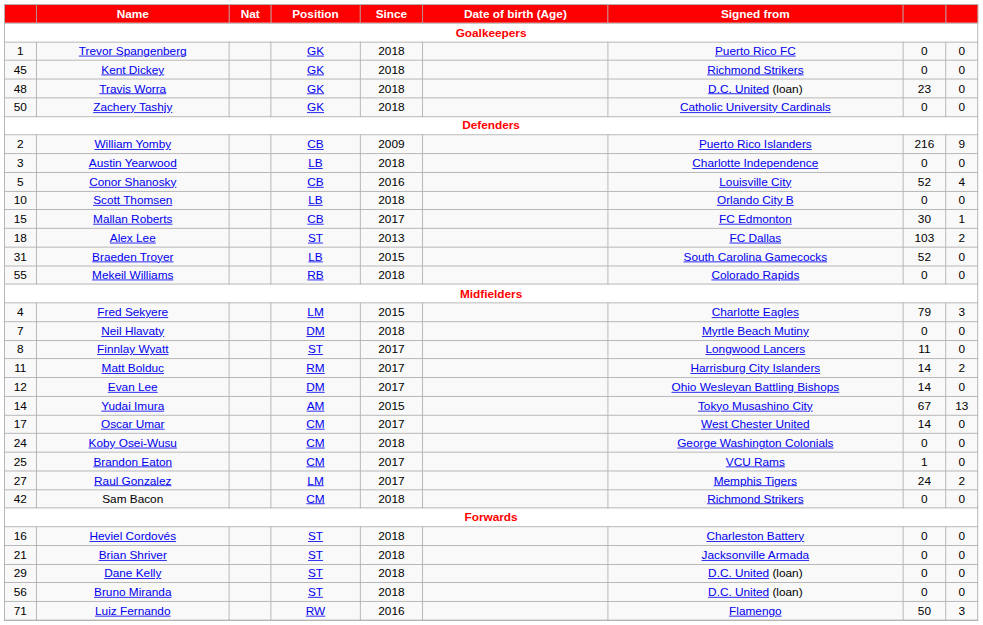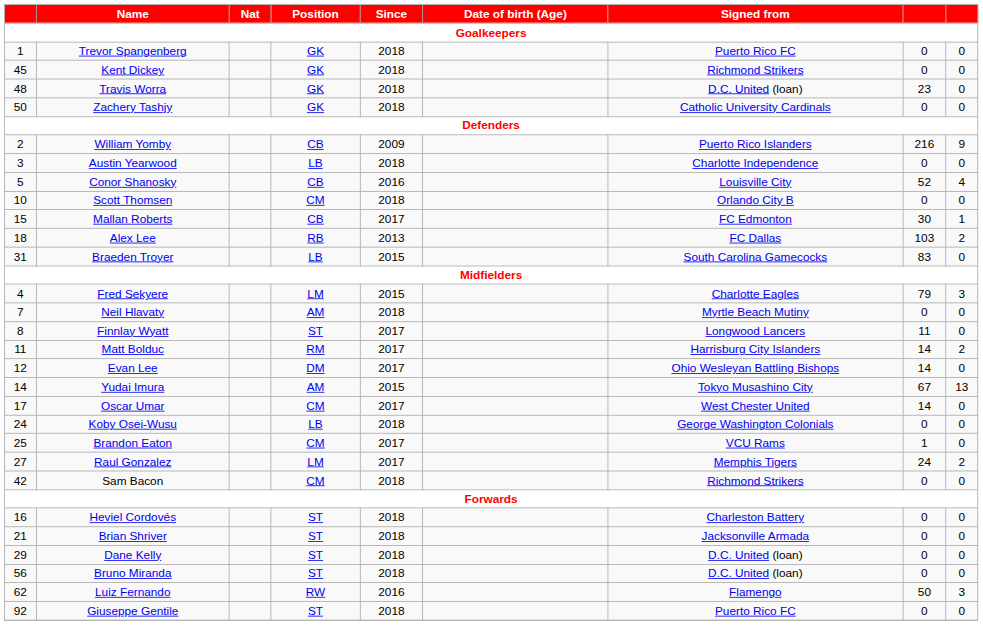(316, 201) LB -> (316, 201) CM
(316, 238) ST -> (316, 238) RB
(924, 257) 52 -> (924, 257) 83
- row: (133, 275)
(316, 331) DM -> (316, 313) AM
(316, 443) CM -> (316, 425) LB
(20, 611) 71 -> (20, 592) 62
+ row: (133, 611)
